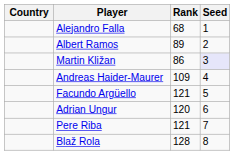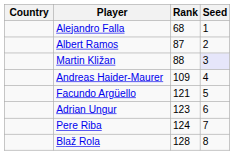(179, 45) 89 -> (179, 45) 87
(179, 61) 86 -> (179, 61) 88
(181, 110) 120 -> (181, 110) 123
(181, 126) 121 -> (181, 126) 124
